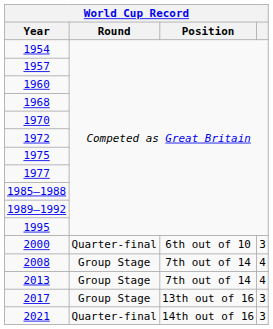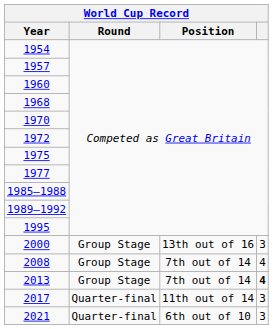(114, 245) Quarter-final -> (114, 245) Group Stage
(208, 245) 6th out of 10 -> (208, 245) 13th out of 16
(263, 280) normal -> (263, 280) bold
(114, 298) Group Stage -> (114, 298) Quarter-final
(208, 298) 13th out of 16 -> (208, 298) 11th out of 14
(208, 316) 14th out of 16 -> (208, 316) 6th out of 10
